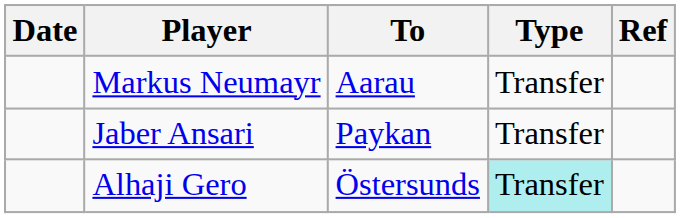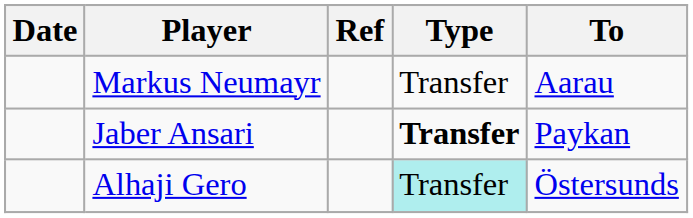columns swapped: (408, 30) <-> (643, 30)
(549, 133) normal -> (459, 133) bold
